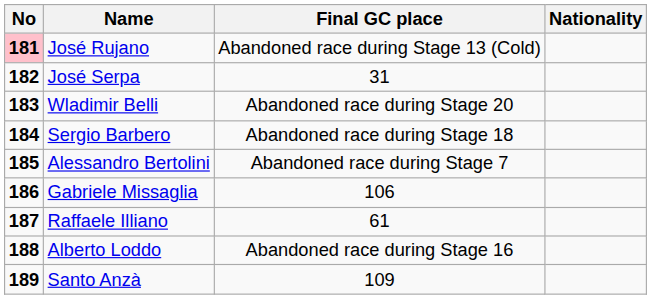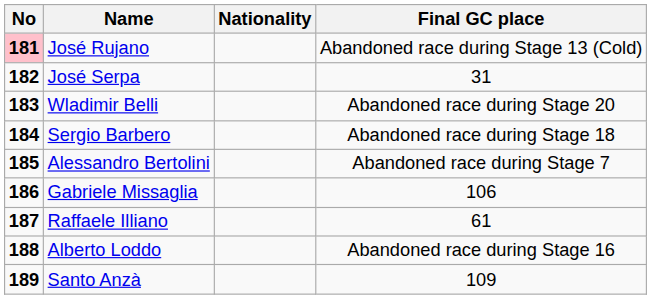columns swapped: (596, 18) <-> (379, 18)
